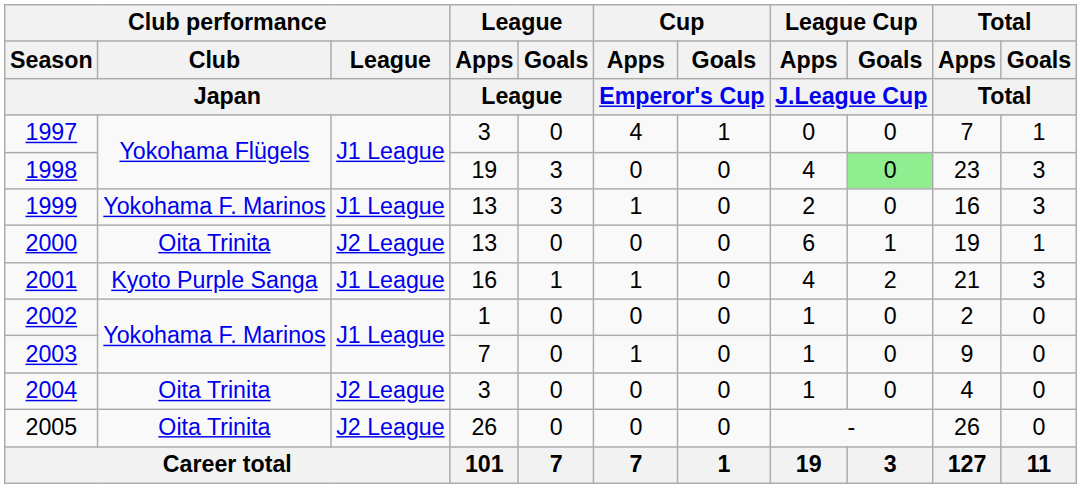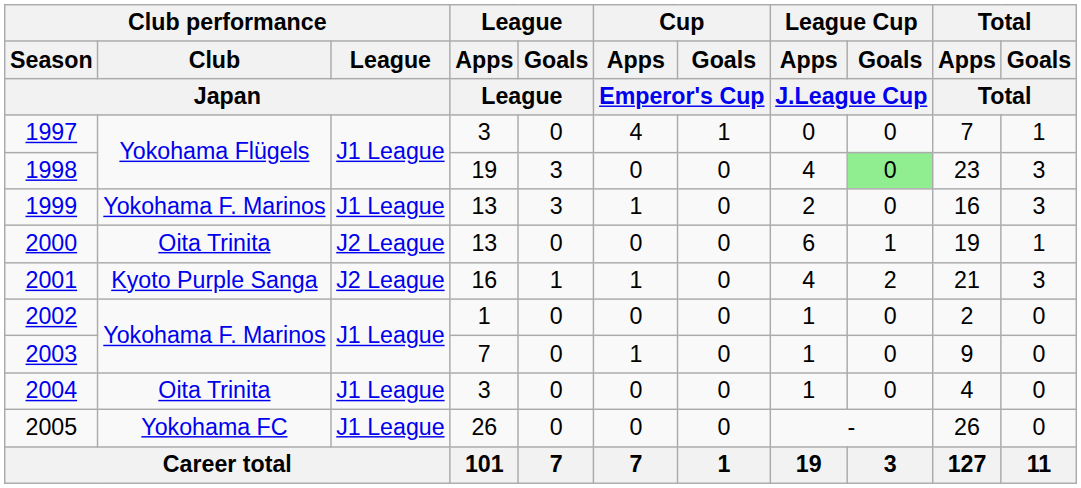(390, 280) J1 League -> (390, 280) J2 League
(390, 390) J2 League -> (390, 390) J1 League
(214, 427) Oita Trinita -> (214, 427) Yokohama FC
(390, 427) J2 League -> (390, 427) J1 League
